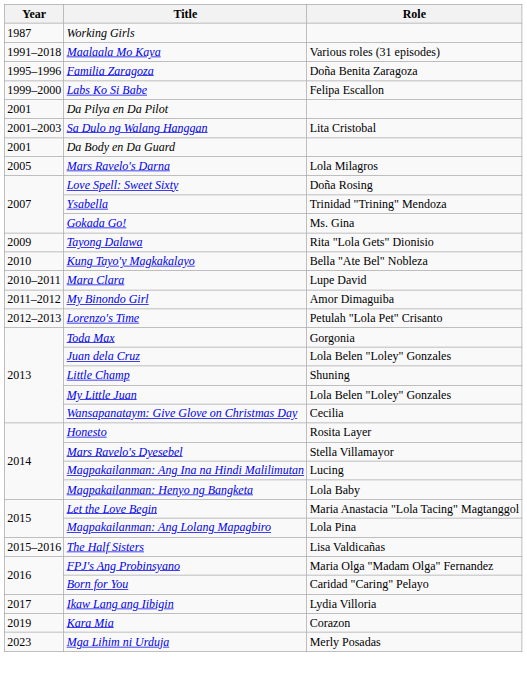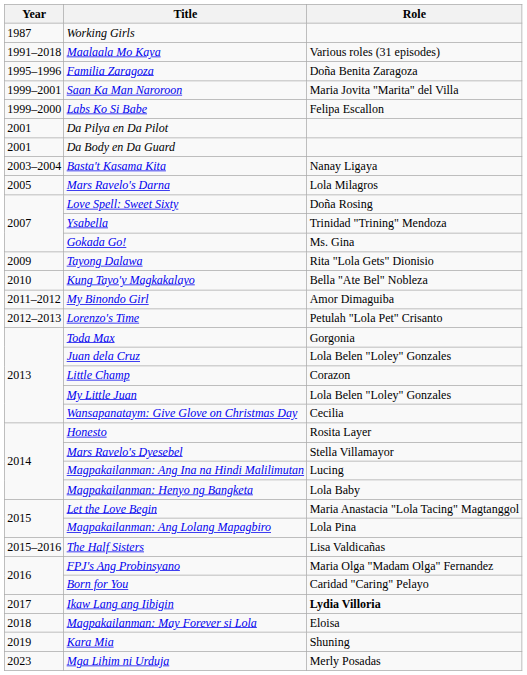+ row: (124, 90)
- row: (137, 128)
+ row: (116, 166)
- row: (96, 280)
(330, 375) Shuning -> (330, 375) Corazon
(343, 603) normal -> (345, 603) bold
+ row: (162, 623)
(330, 623) Corazon -> (330, 642) Shuning
